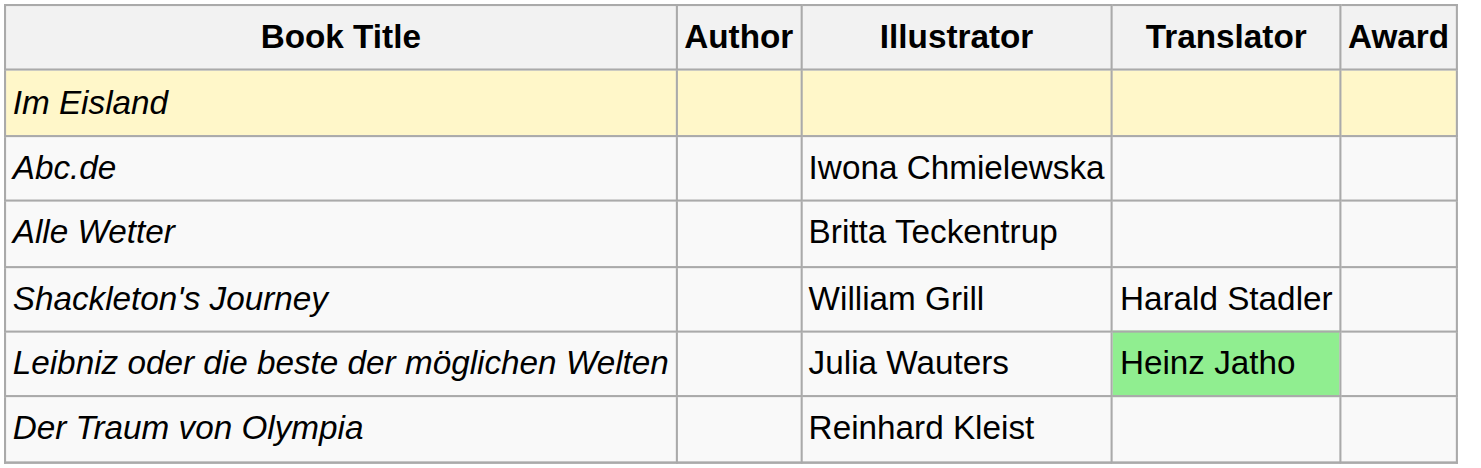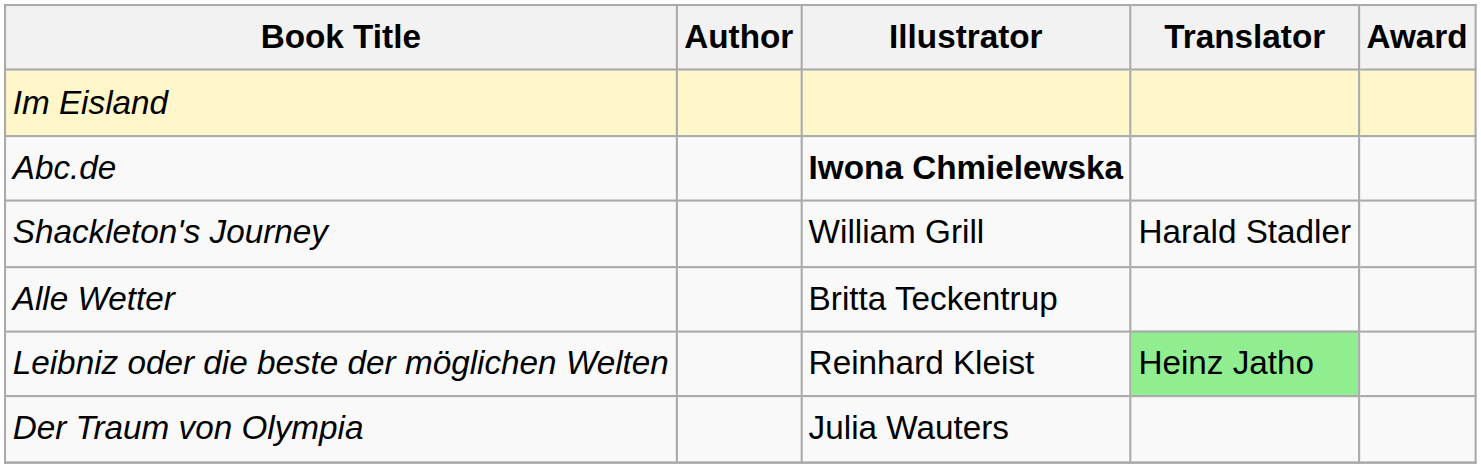(957, 167) normal -> (966, 167) bold
rows swapped: (170, 298) <-> (94, 232)
(909, 363) Julia Wauters -> (921, 363) Reinhard Kleist
(921, 428) Reinhard Kleist -> (909, 428) Julia Wauters
